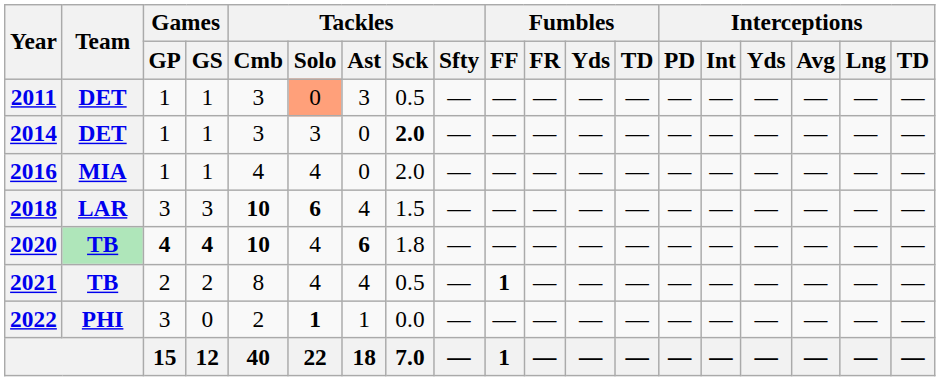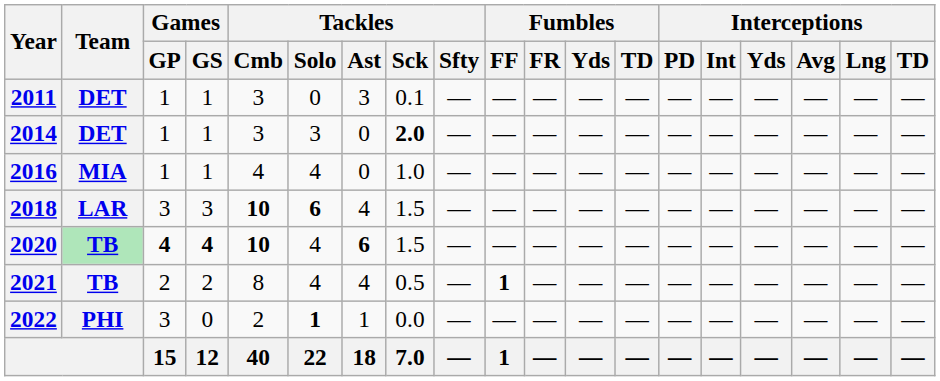(315, 97) lightsalmon background -> (315, 97) no background
(410, 97) 0.5 -> (410, 97) 0.1
(410, 171) 2.0 -> (410, 171) 1.0
(410, 245) 1.8 -> (410, 245) 1.5
